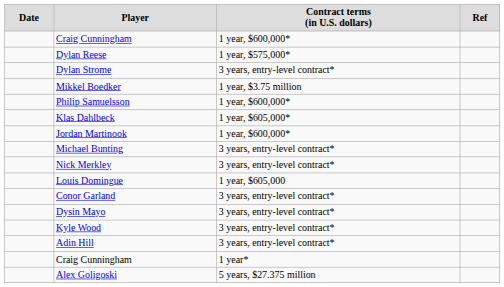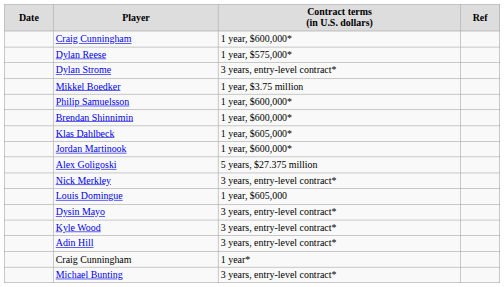+ row: (94, 117)
rows swapped: (90, 149) <-> (86, 275)
- row: (86, 196)
